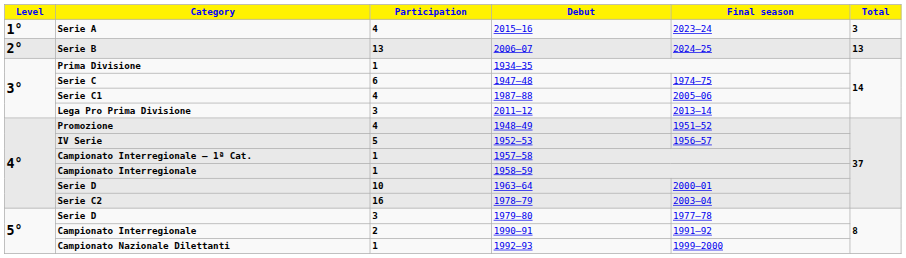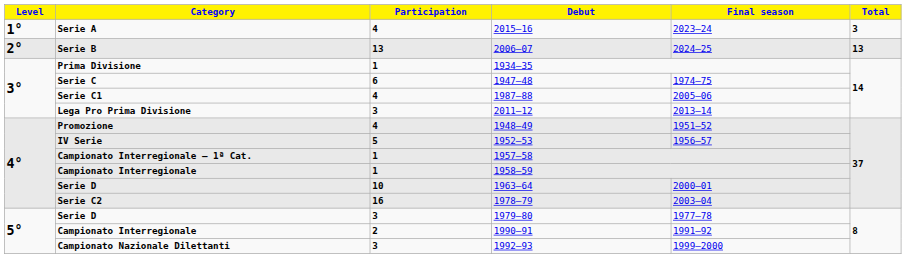(375, 246) 1 -> (375, 246) 3
